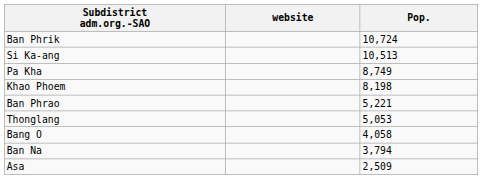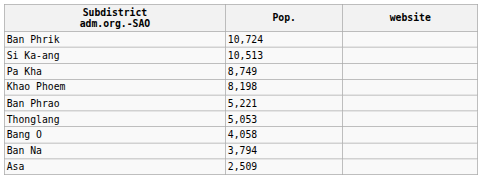columns swapped: (419, 18) <-> (293, 18)
